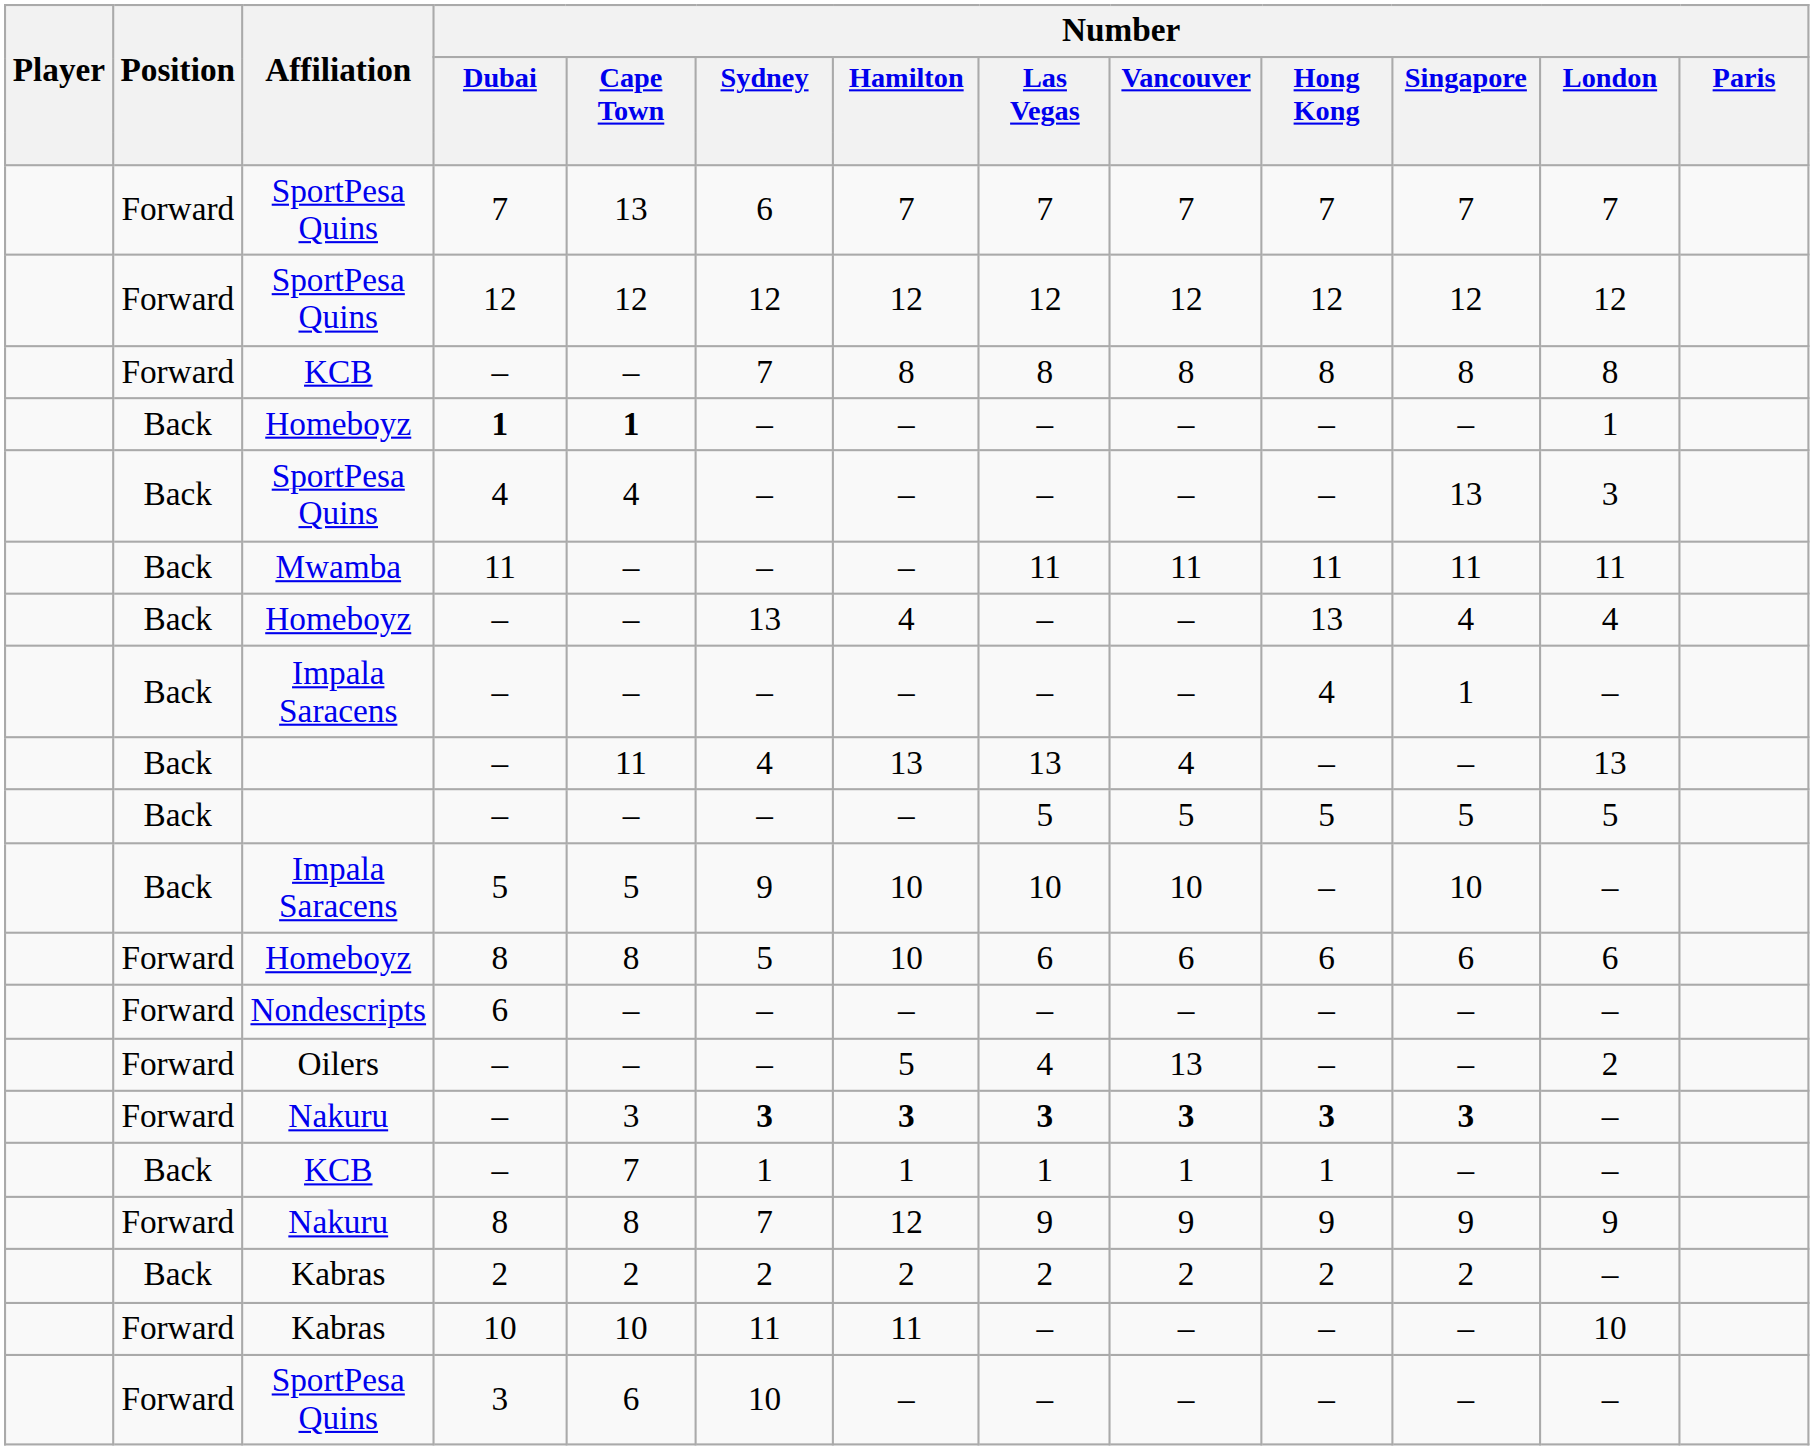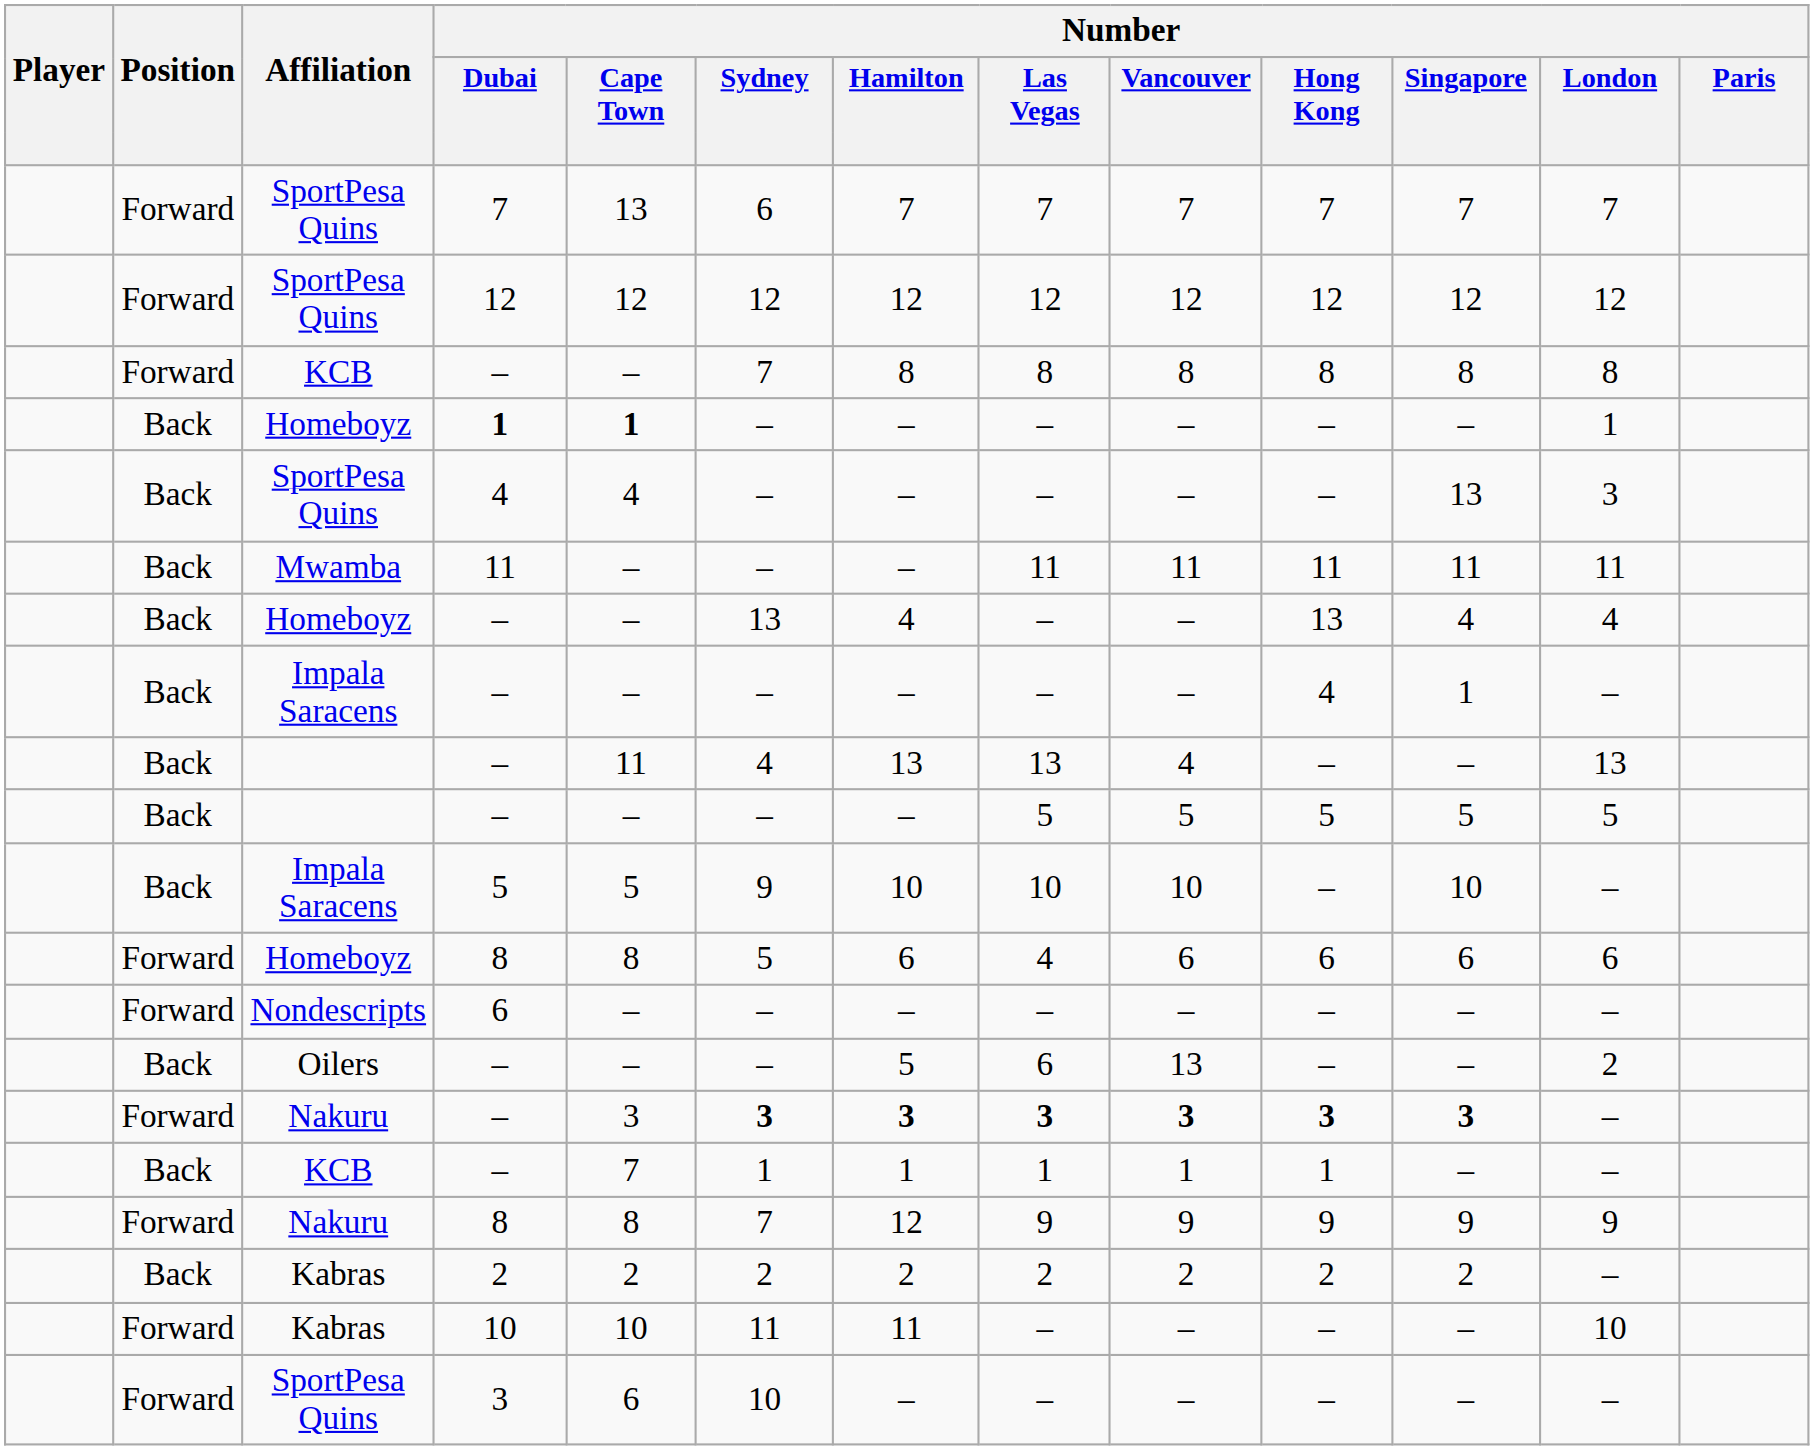(906, 958) 10 -> (906, 958) 6
(1045, 958) 6 -> (1045, 958) 4
(178, 1063) Forward -> (178, 1063) Back
(1045, 1063) 4 -> (1045, 1063) 6
